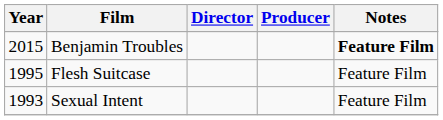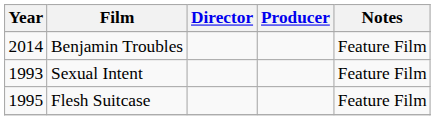(26, 45) 2015 -> (26, 45) 2014
(386, 45) bold -> (382, 45) normal
rows swapped: (101, 73) <-> (97, 100)
